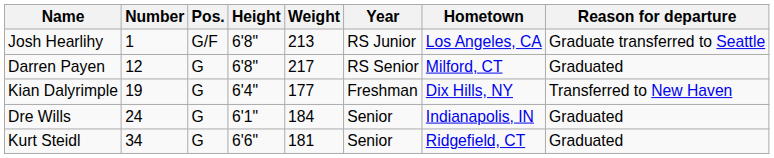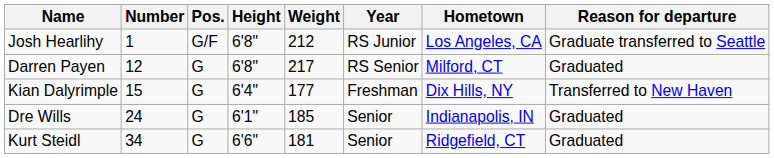(301, 41) 213 -> (301, 41) 212
(134, 91) 19 -> (134, 91) 15
(301, 116) 184 -> (301, 116) 185
